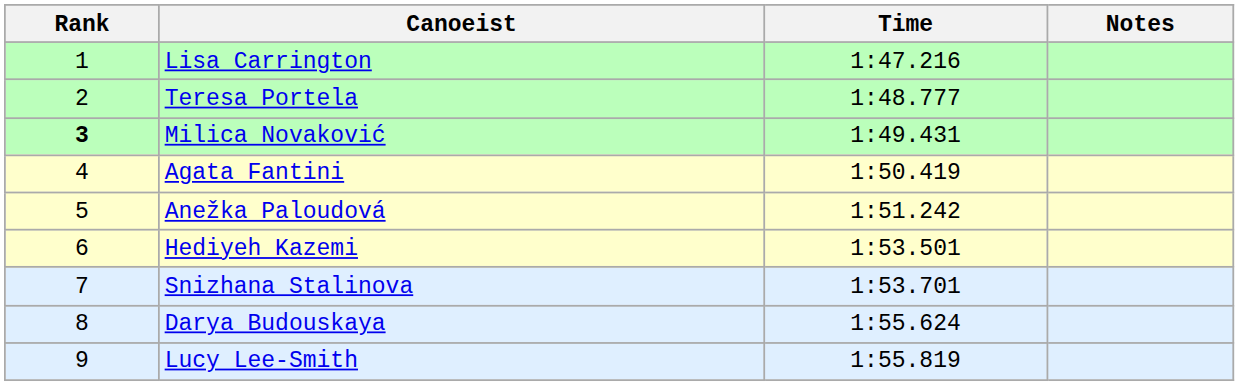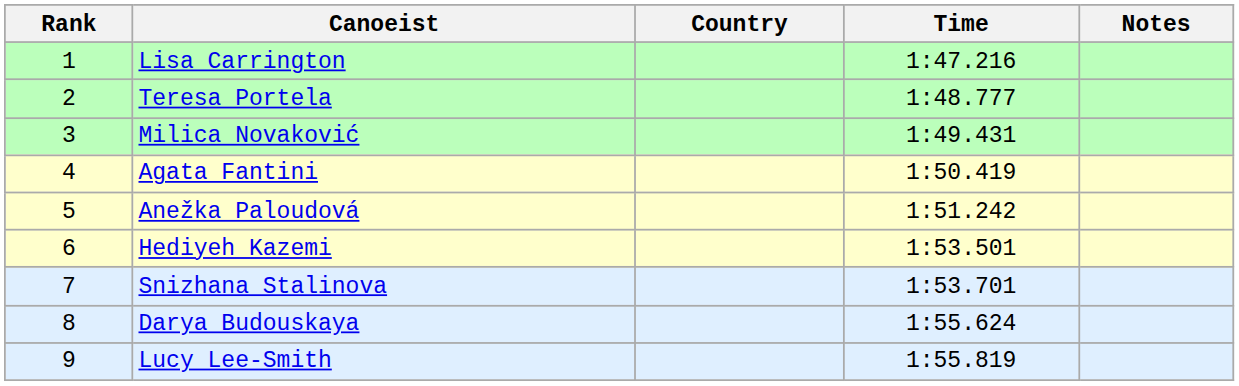+ column: (739, 24)
(82, 136) bold -> (69, 136) normal
